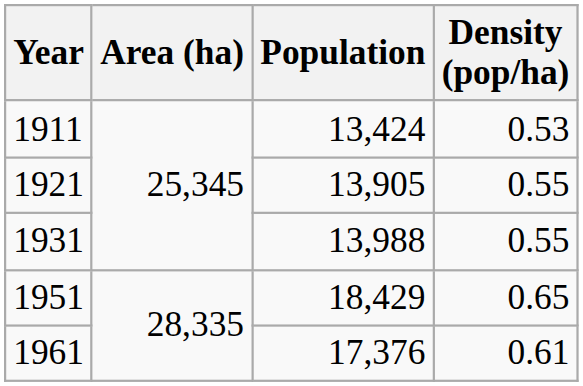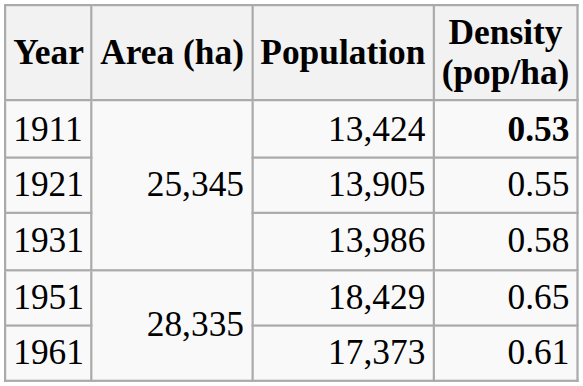(538, 128) normal -> (538, 128) bold
(377, 240) 13,988 -> (377, 240) 13,986
(538, 240) 0.55 -> (538, 240) 0.58
(377, 352) 17,376 -> (377, 352) 17,373
